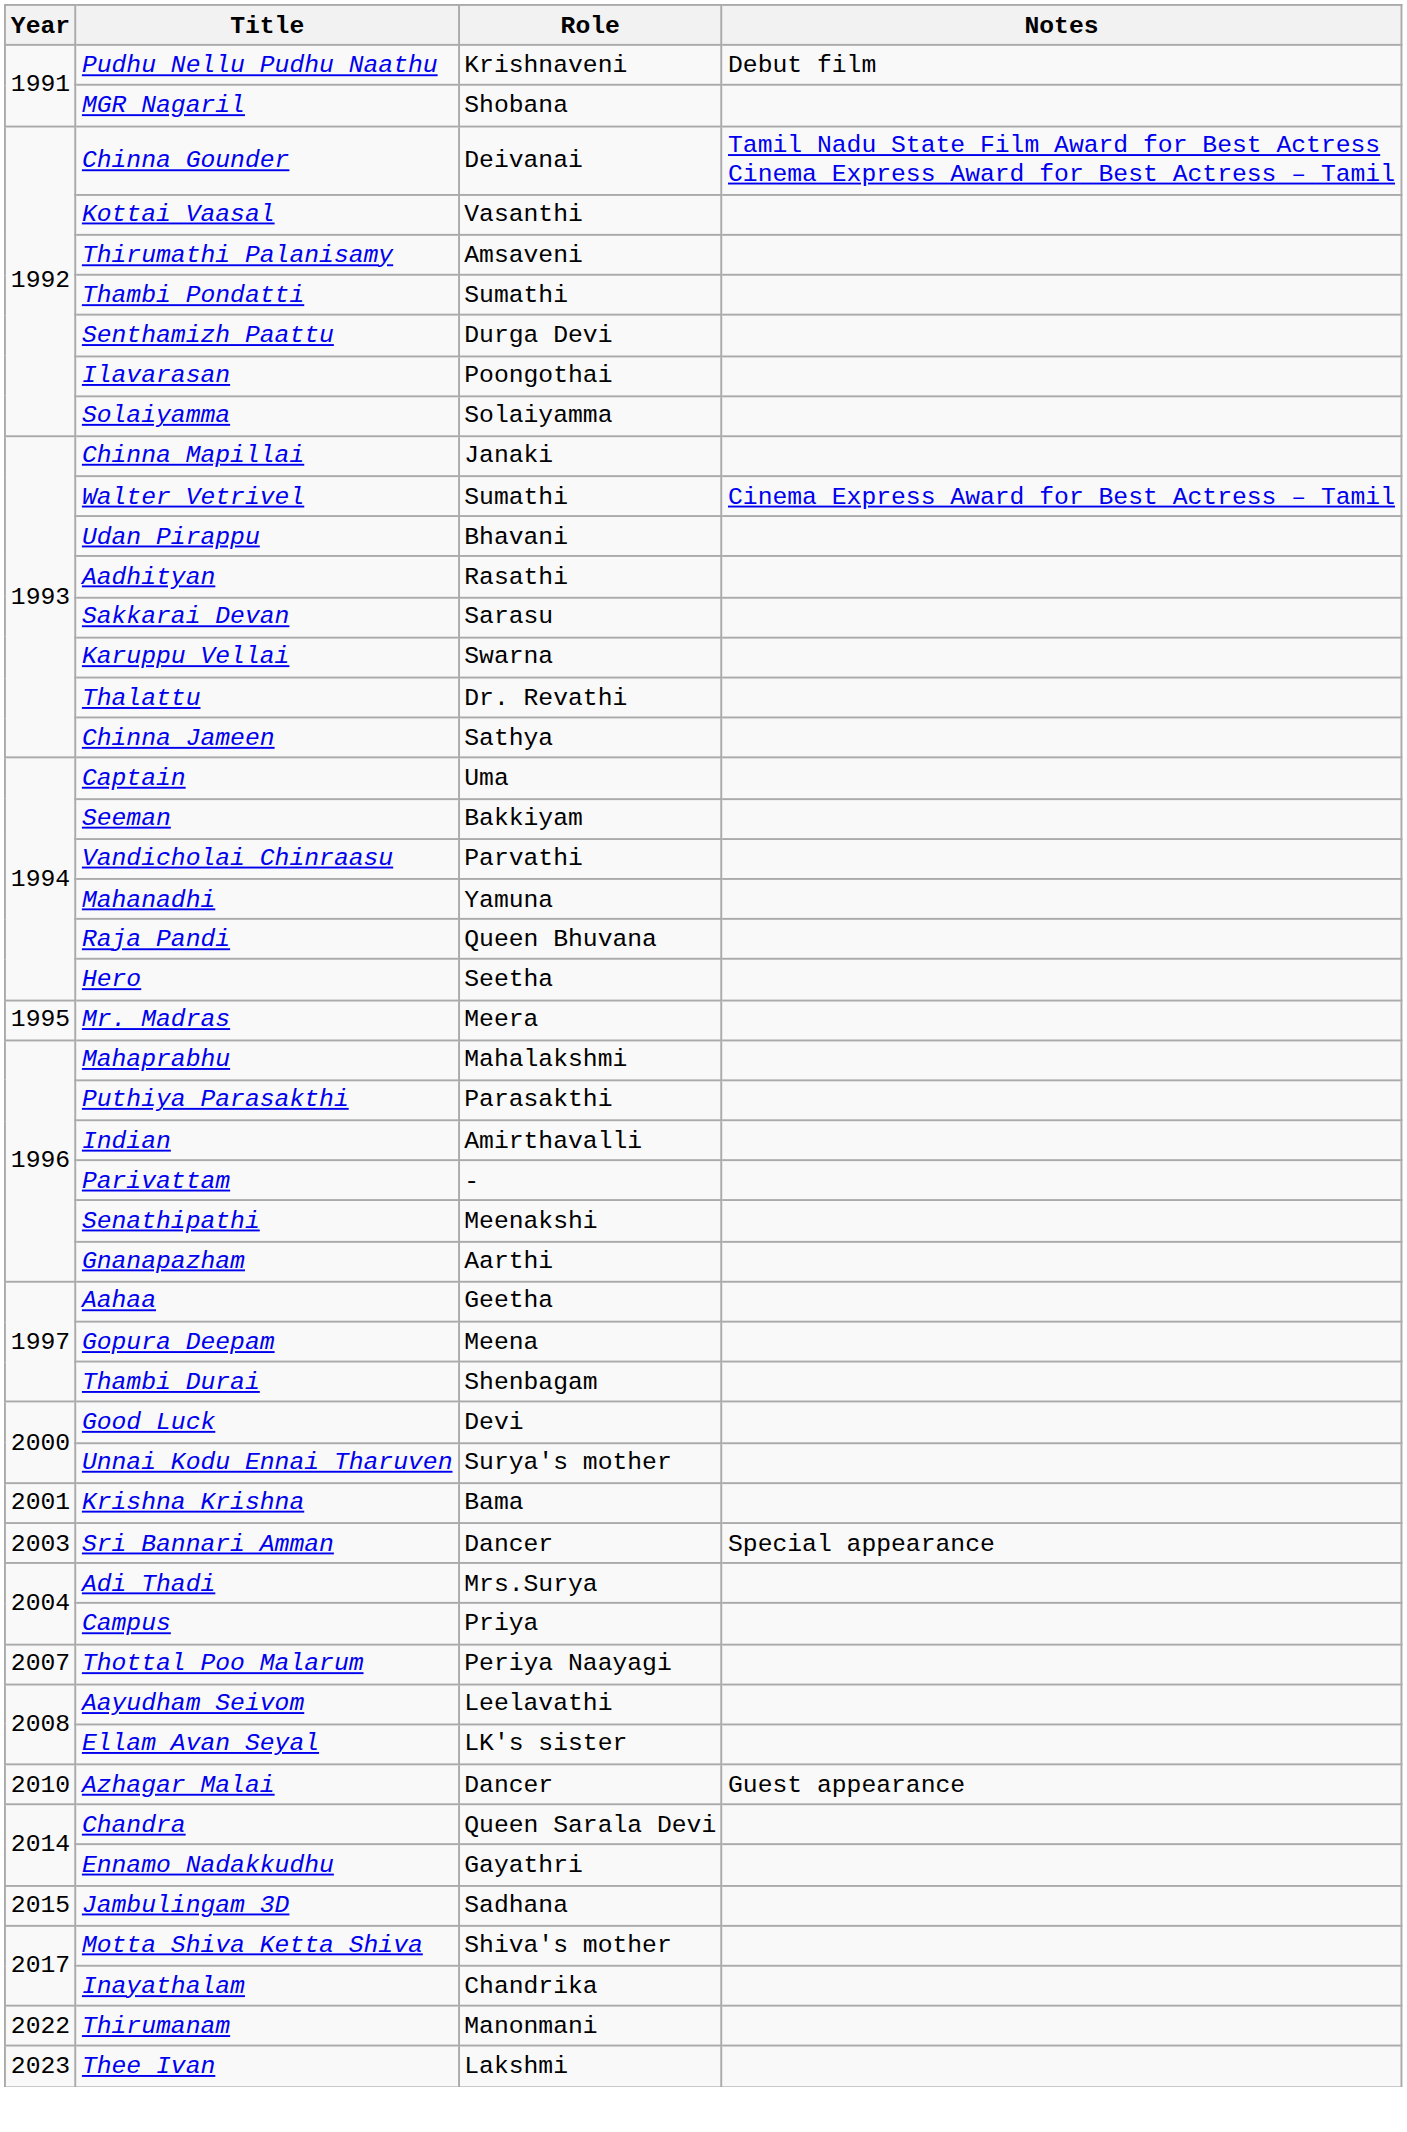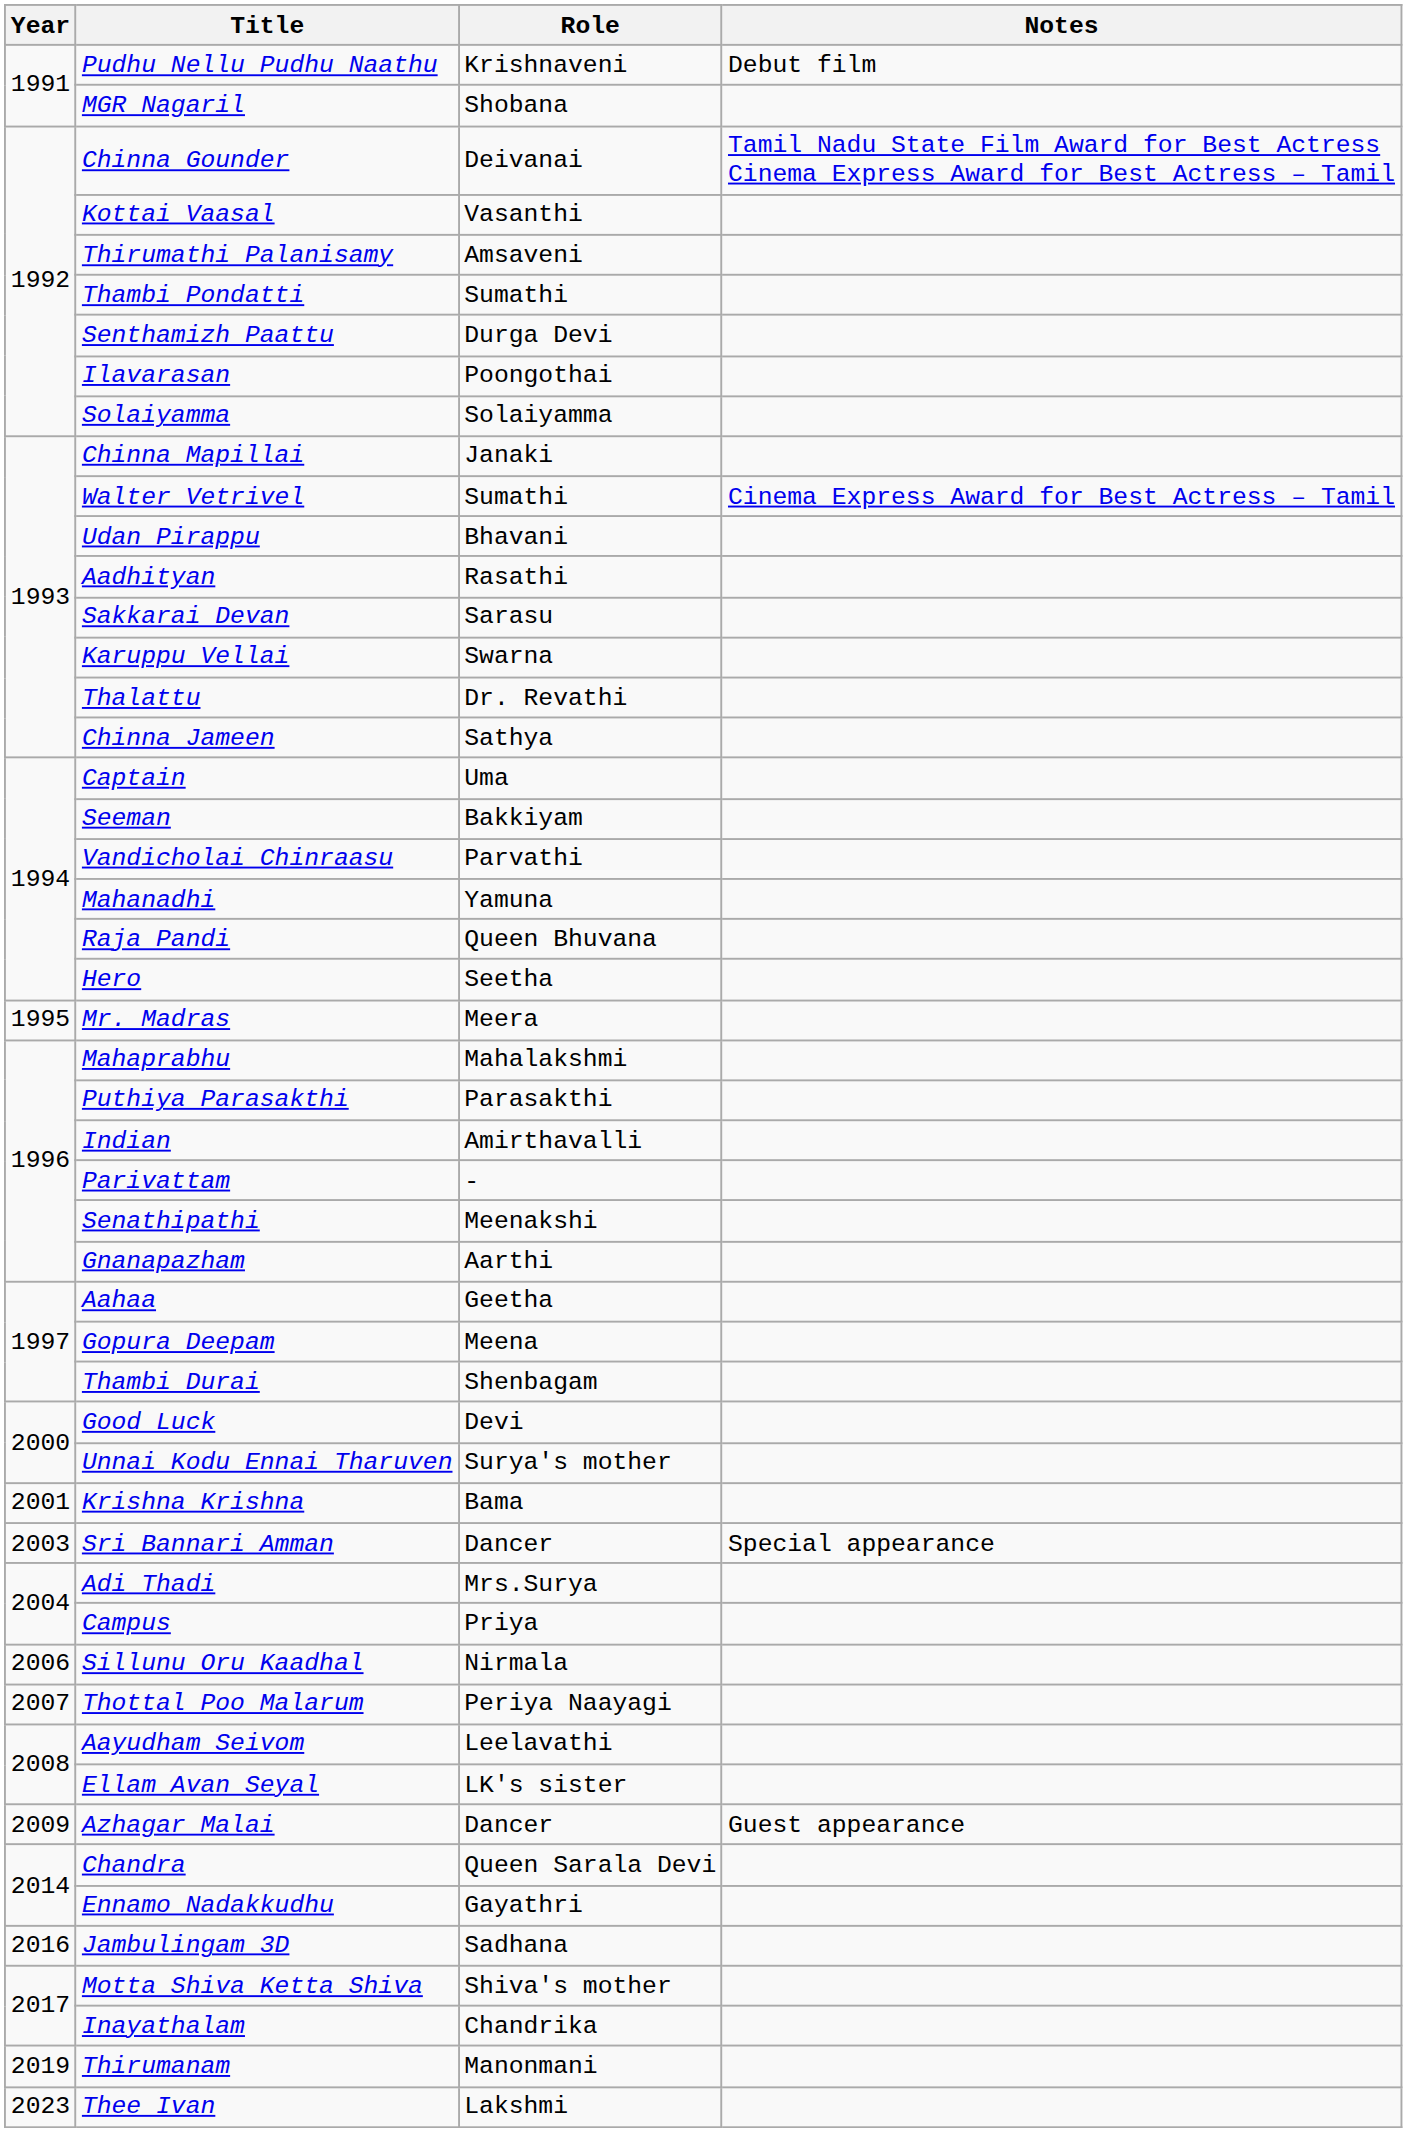+ row: (223, 1664)
(40, 1785) 2010 -> (40, 1825) 2009
(40, 1905) 2015 -> (40, 1946) 2016
(40, 2026) 2022 -> (40, 2066) 2019
